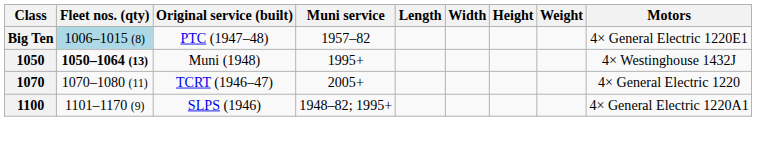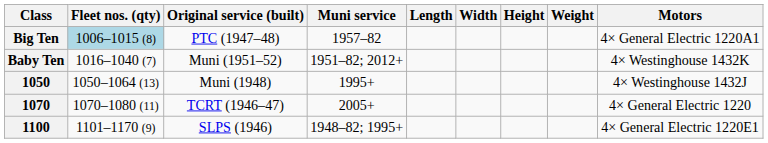(669, 37) 4× General Electric 1220E1 -> (680, 37) 4× General Electric 1220A1
+ row: (36, 60)
(105, 60) bold -> (116, 82) normal
(669, 104) 4× General Electric 1220A1 -> (680, 127) 4× General Electric 1220E1
